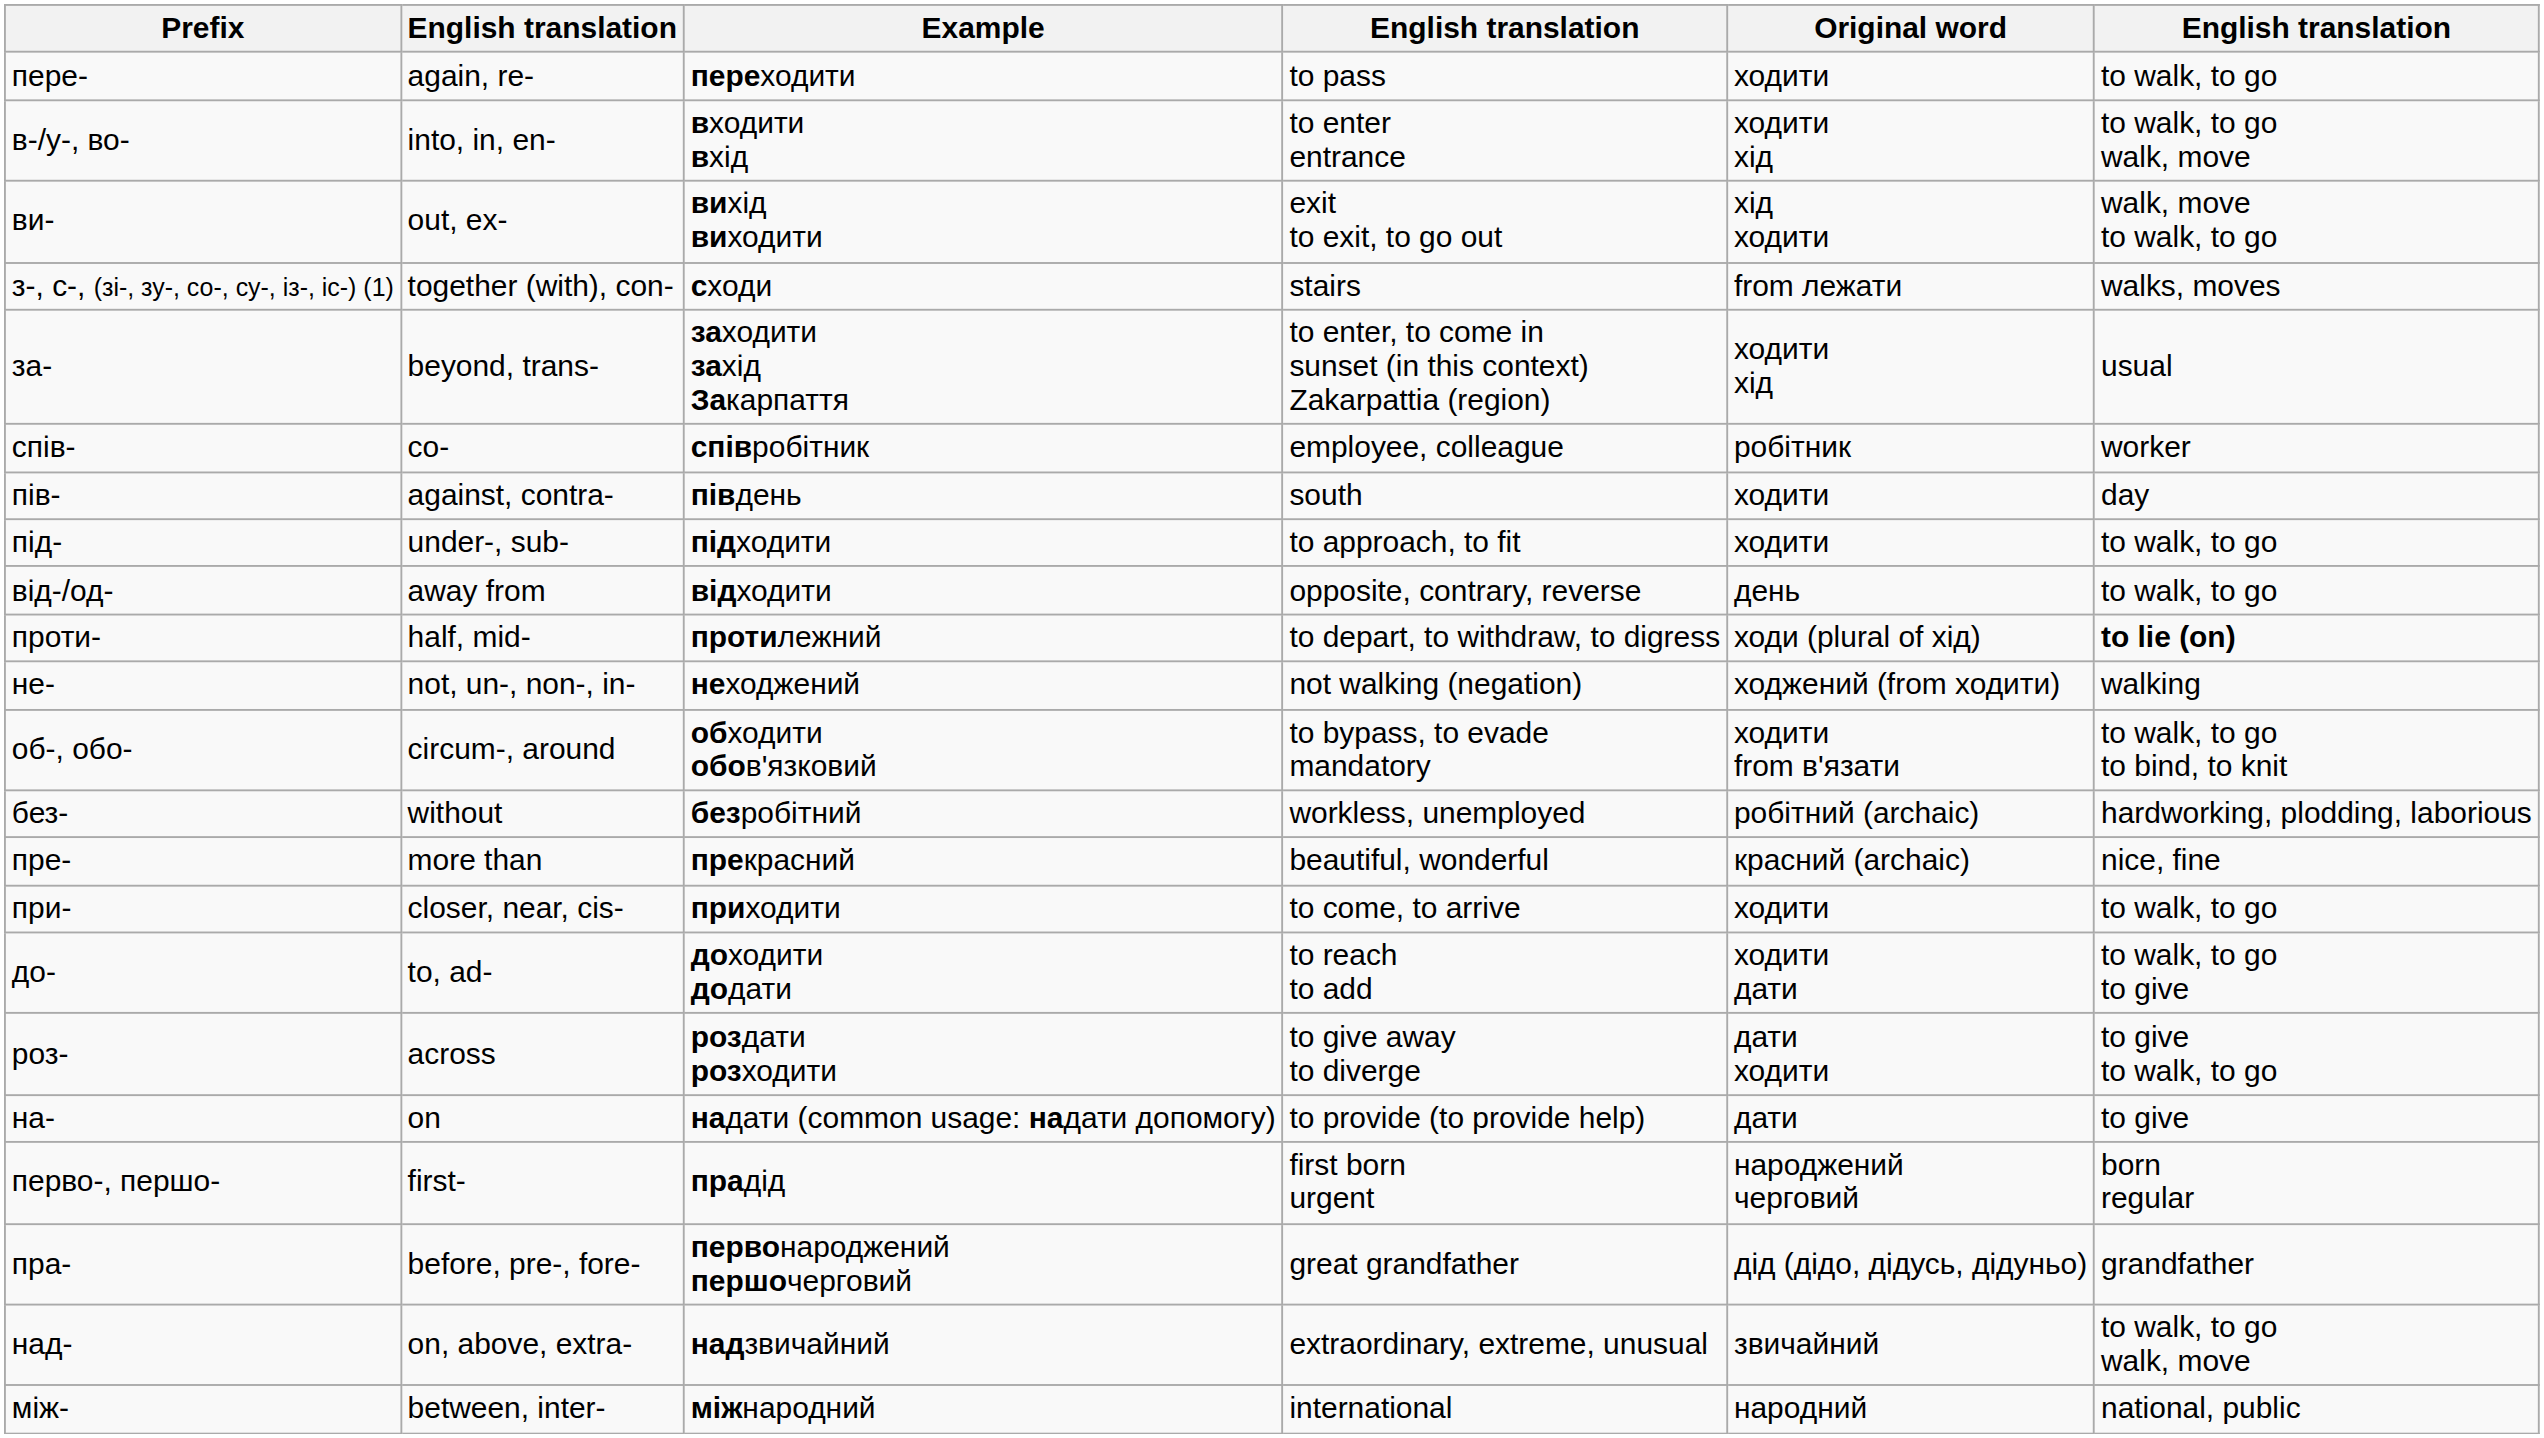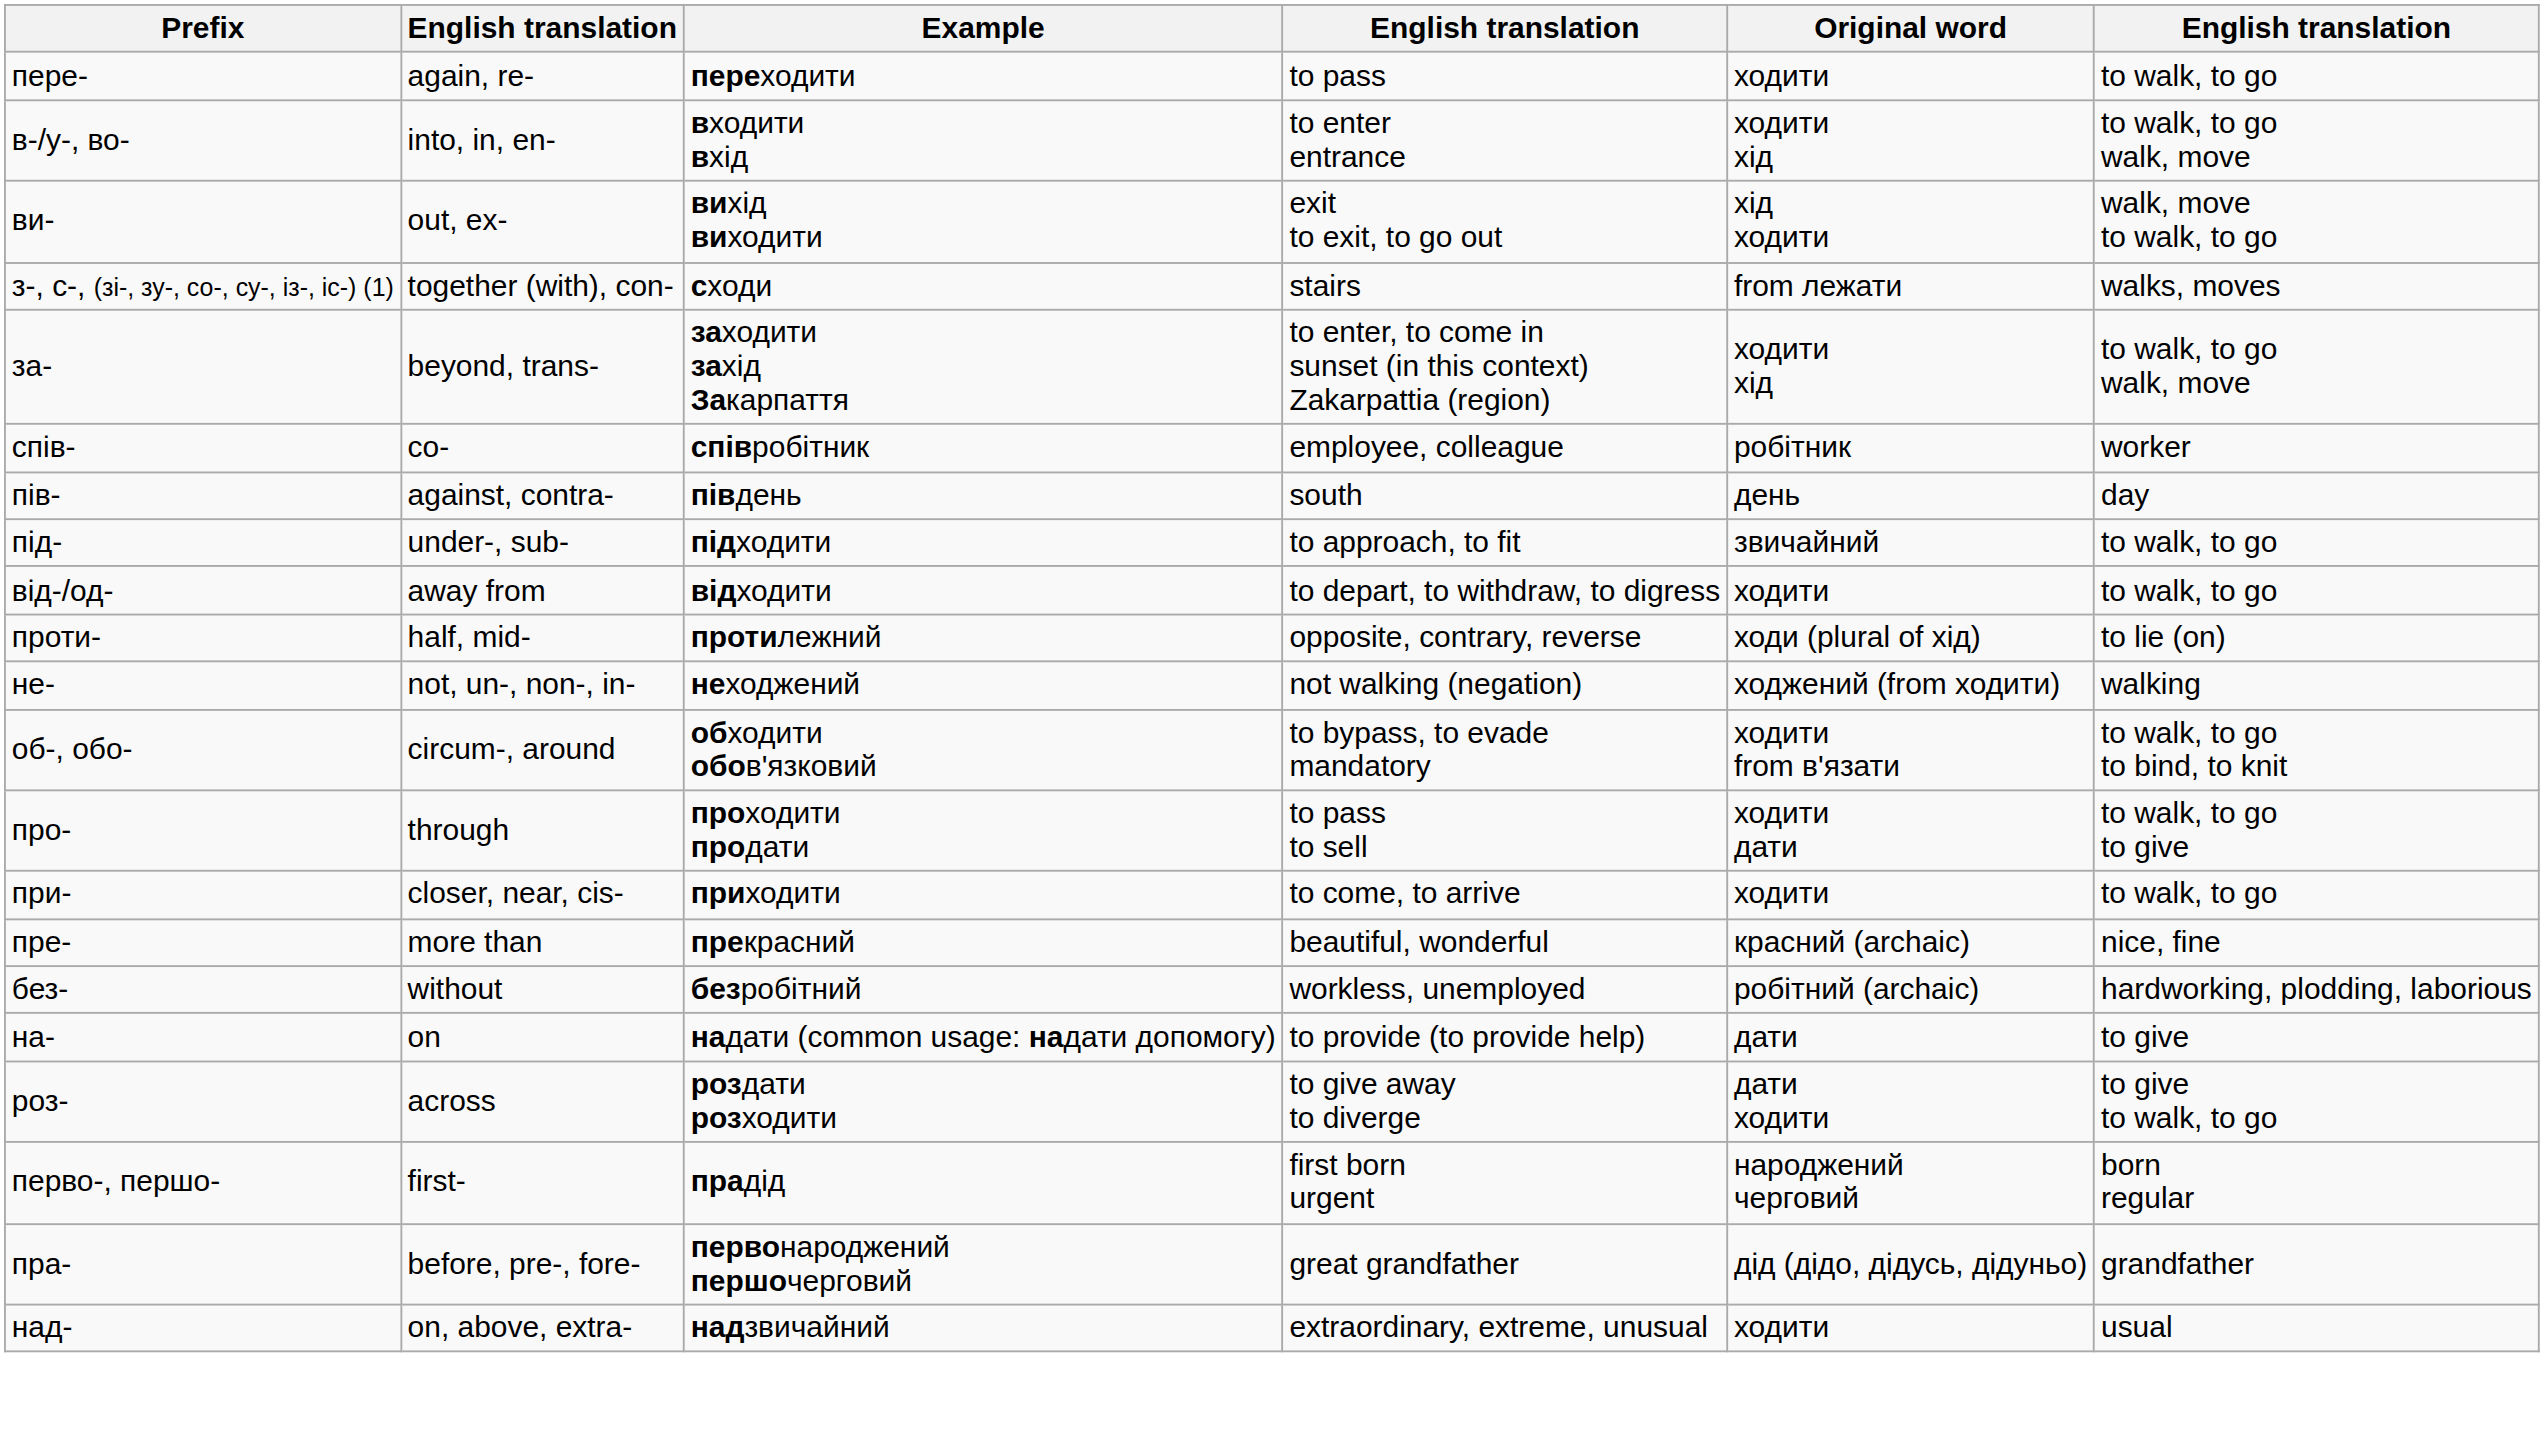(2137, 366) usual -> (2189, 366) to walk, to go walk, move
(1782, 495) ходити -> (1767, 495) день
(1782, 542) ходити -> (1807, 542) звичайний
(1465, 589) opposite, contrary, reverse -> (1505, 589) to depart, to withdraw, to digress
(1767, 589) день -> (1782, 589) ходити
(1505, 637) to depart, to withdraw, to digress -> (1465, 637) opposite, contrary, reverse
(2168, 637) bold -> (2163, 637) normal
+ row: (42, 830)
rows swapped: (42, 908) <-> (40, 813)
- row: (34, 972)
rows swapped: (33, 1117) <-> (40, 1053)
(1807, 1344) звичайний -> (1782, 1327) ходити
(2189, 1344) to walk, to go walk, move -> (2137, 1327) usual
- row: (40, 1408)
